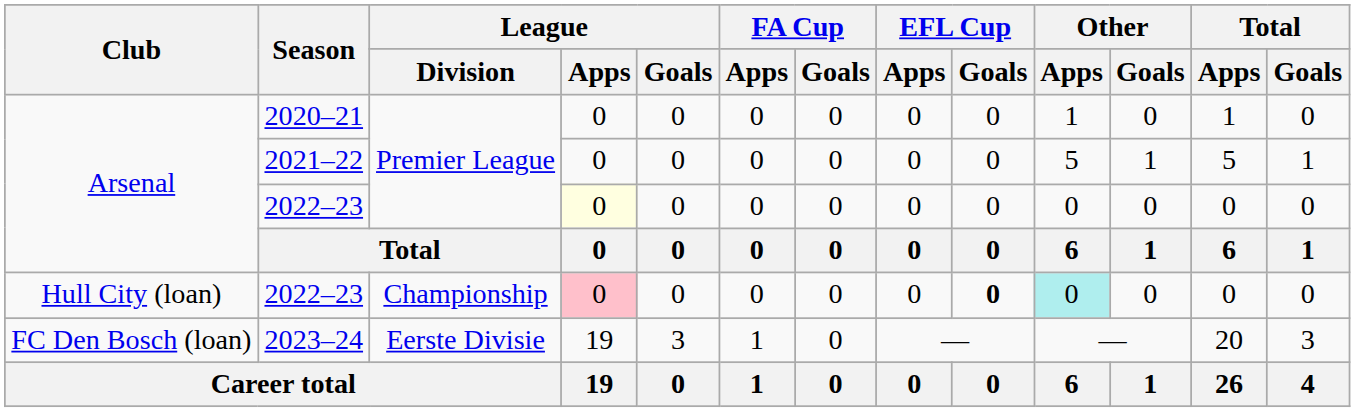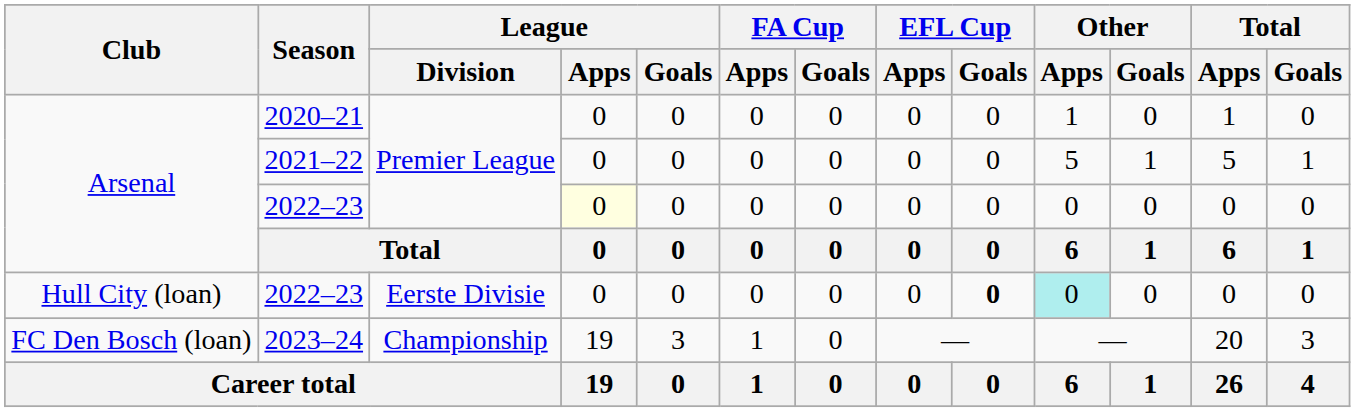(466, 294) Championship -> (466, 294) Eerste Divisie
(599, 294) pink background -> (599, 294) no background
(466, 339) Eerste Divisie -> (466, 339) Championship
